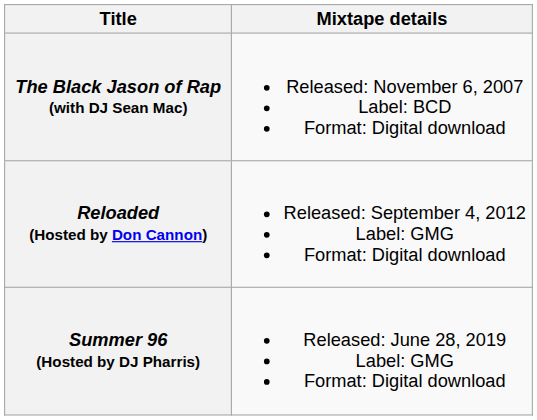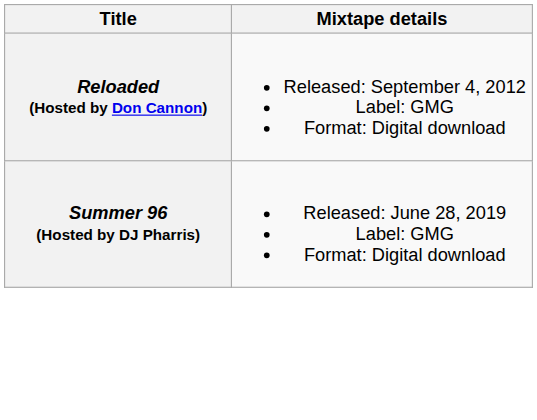- row: (118, 96)
